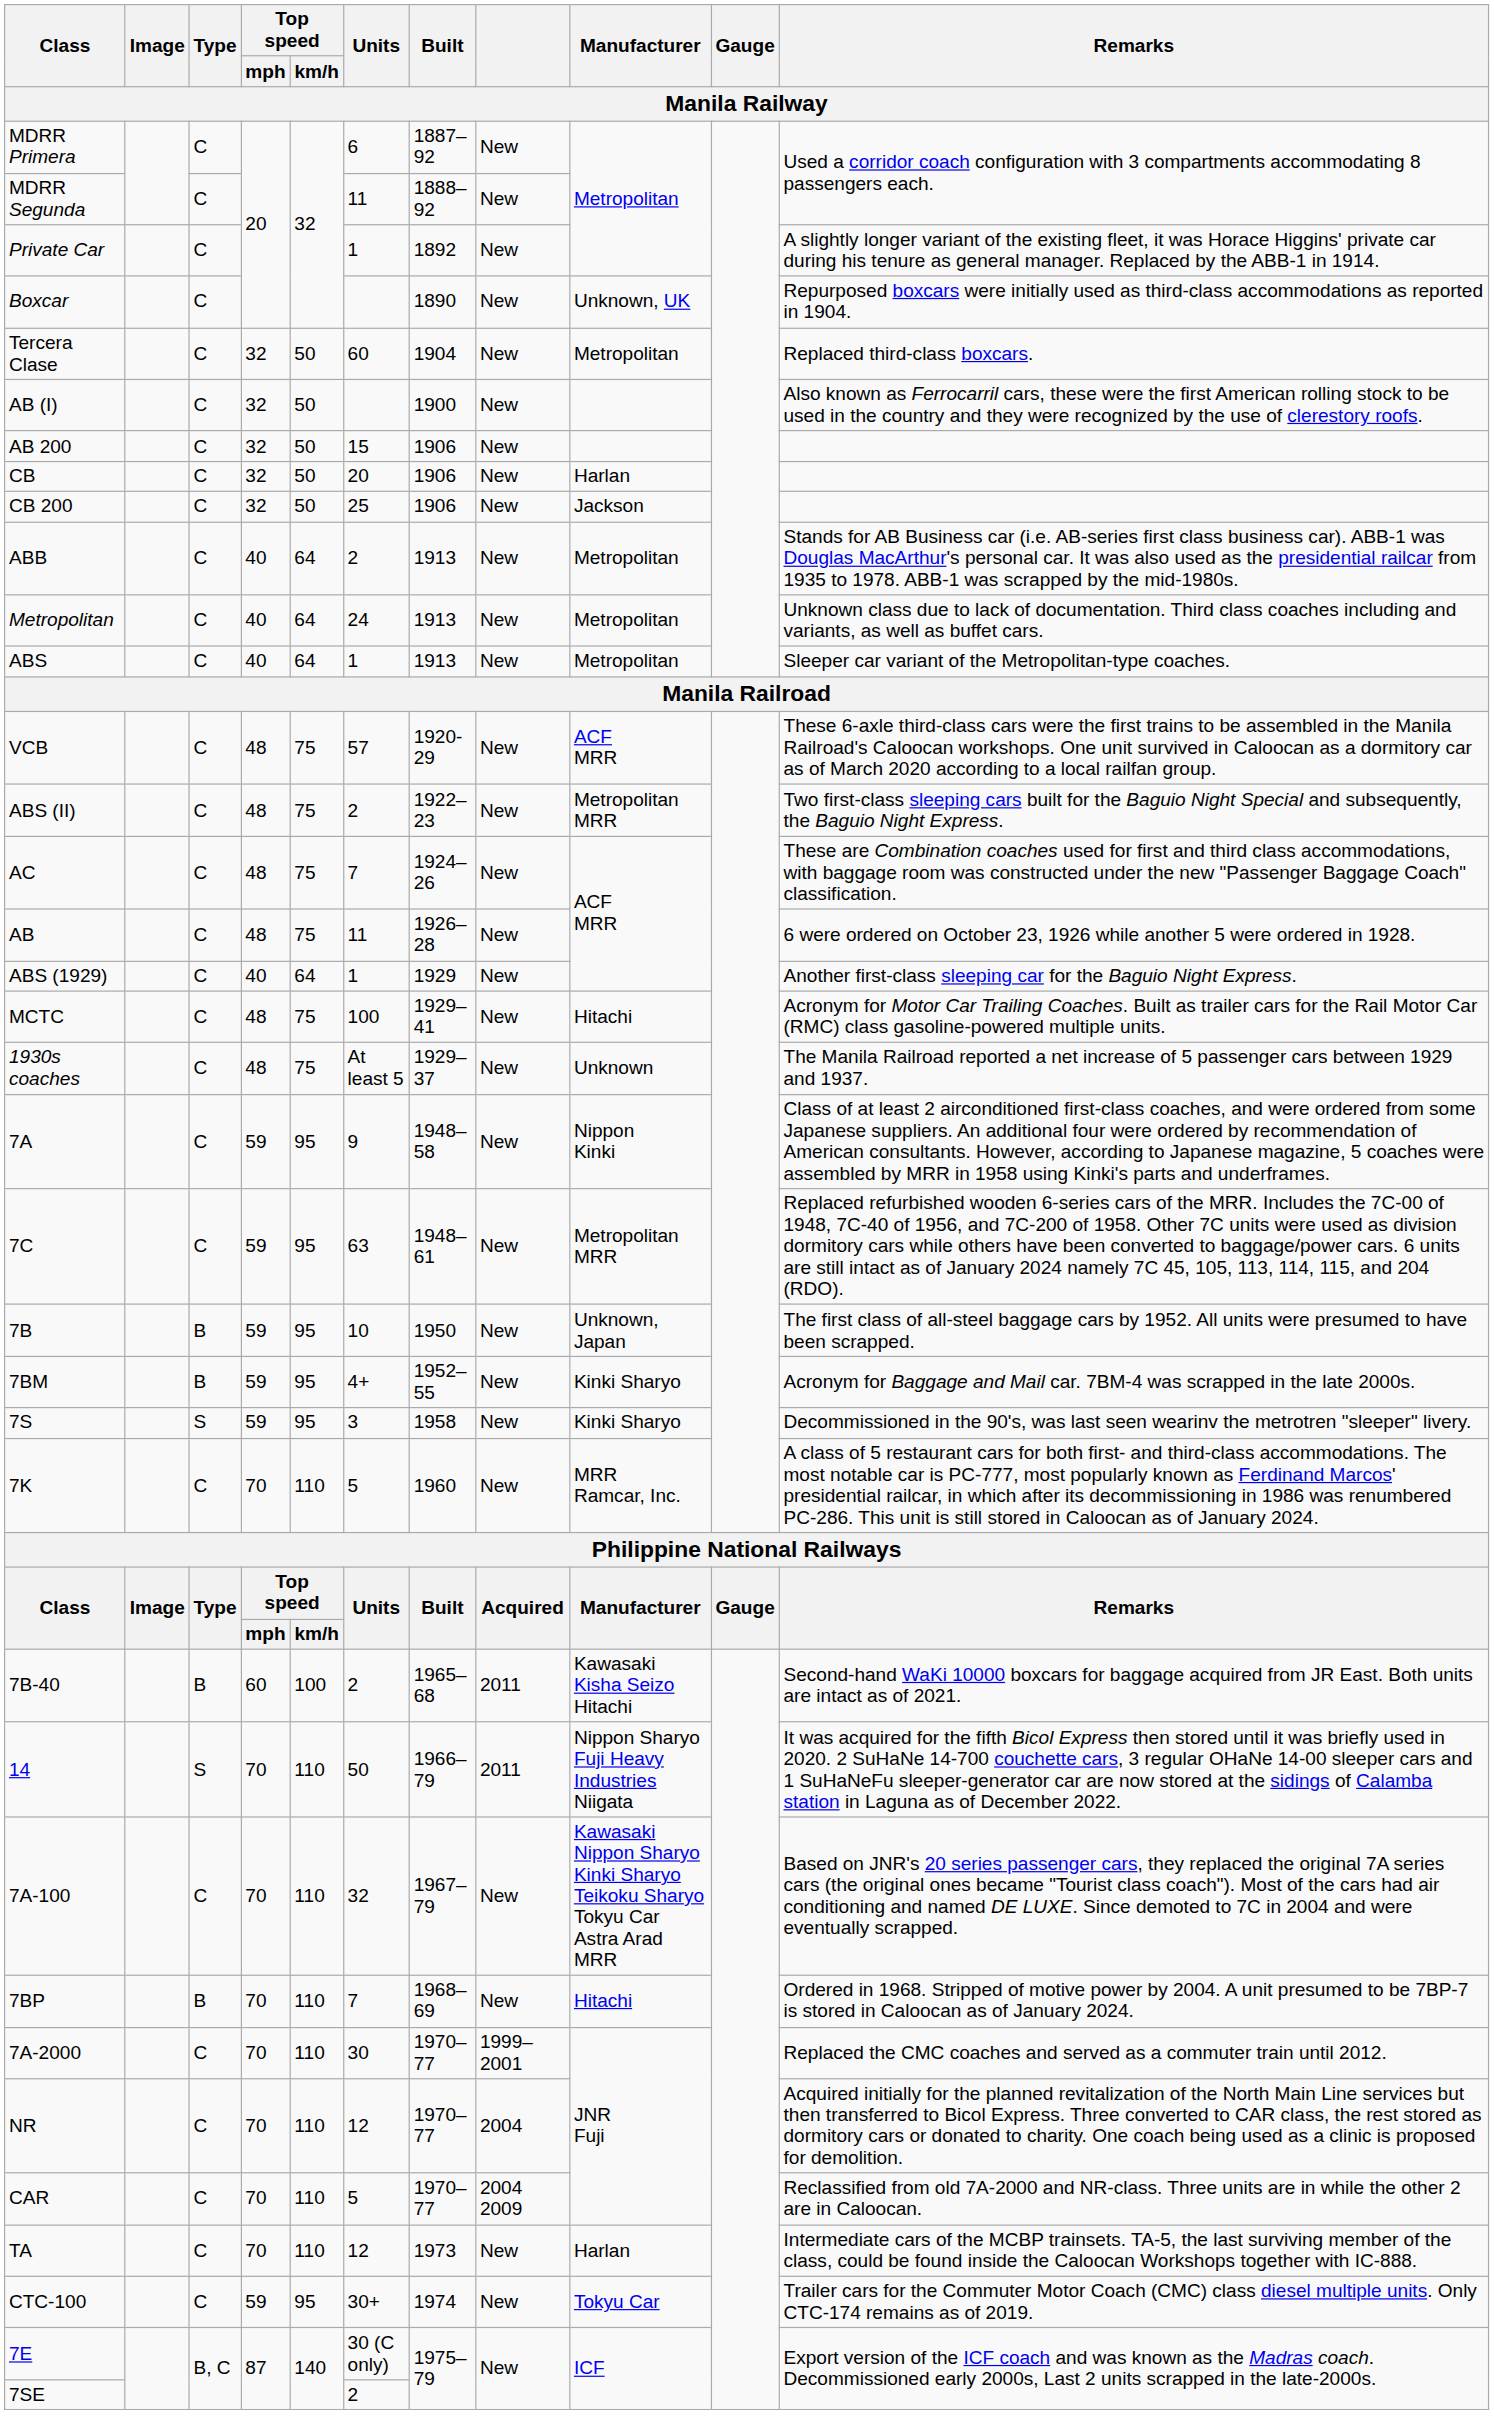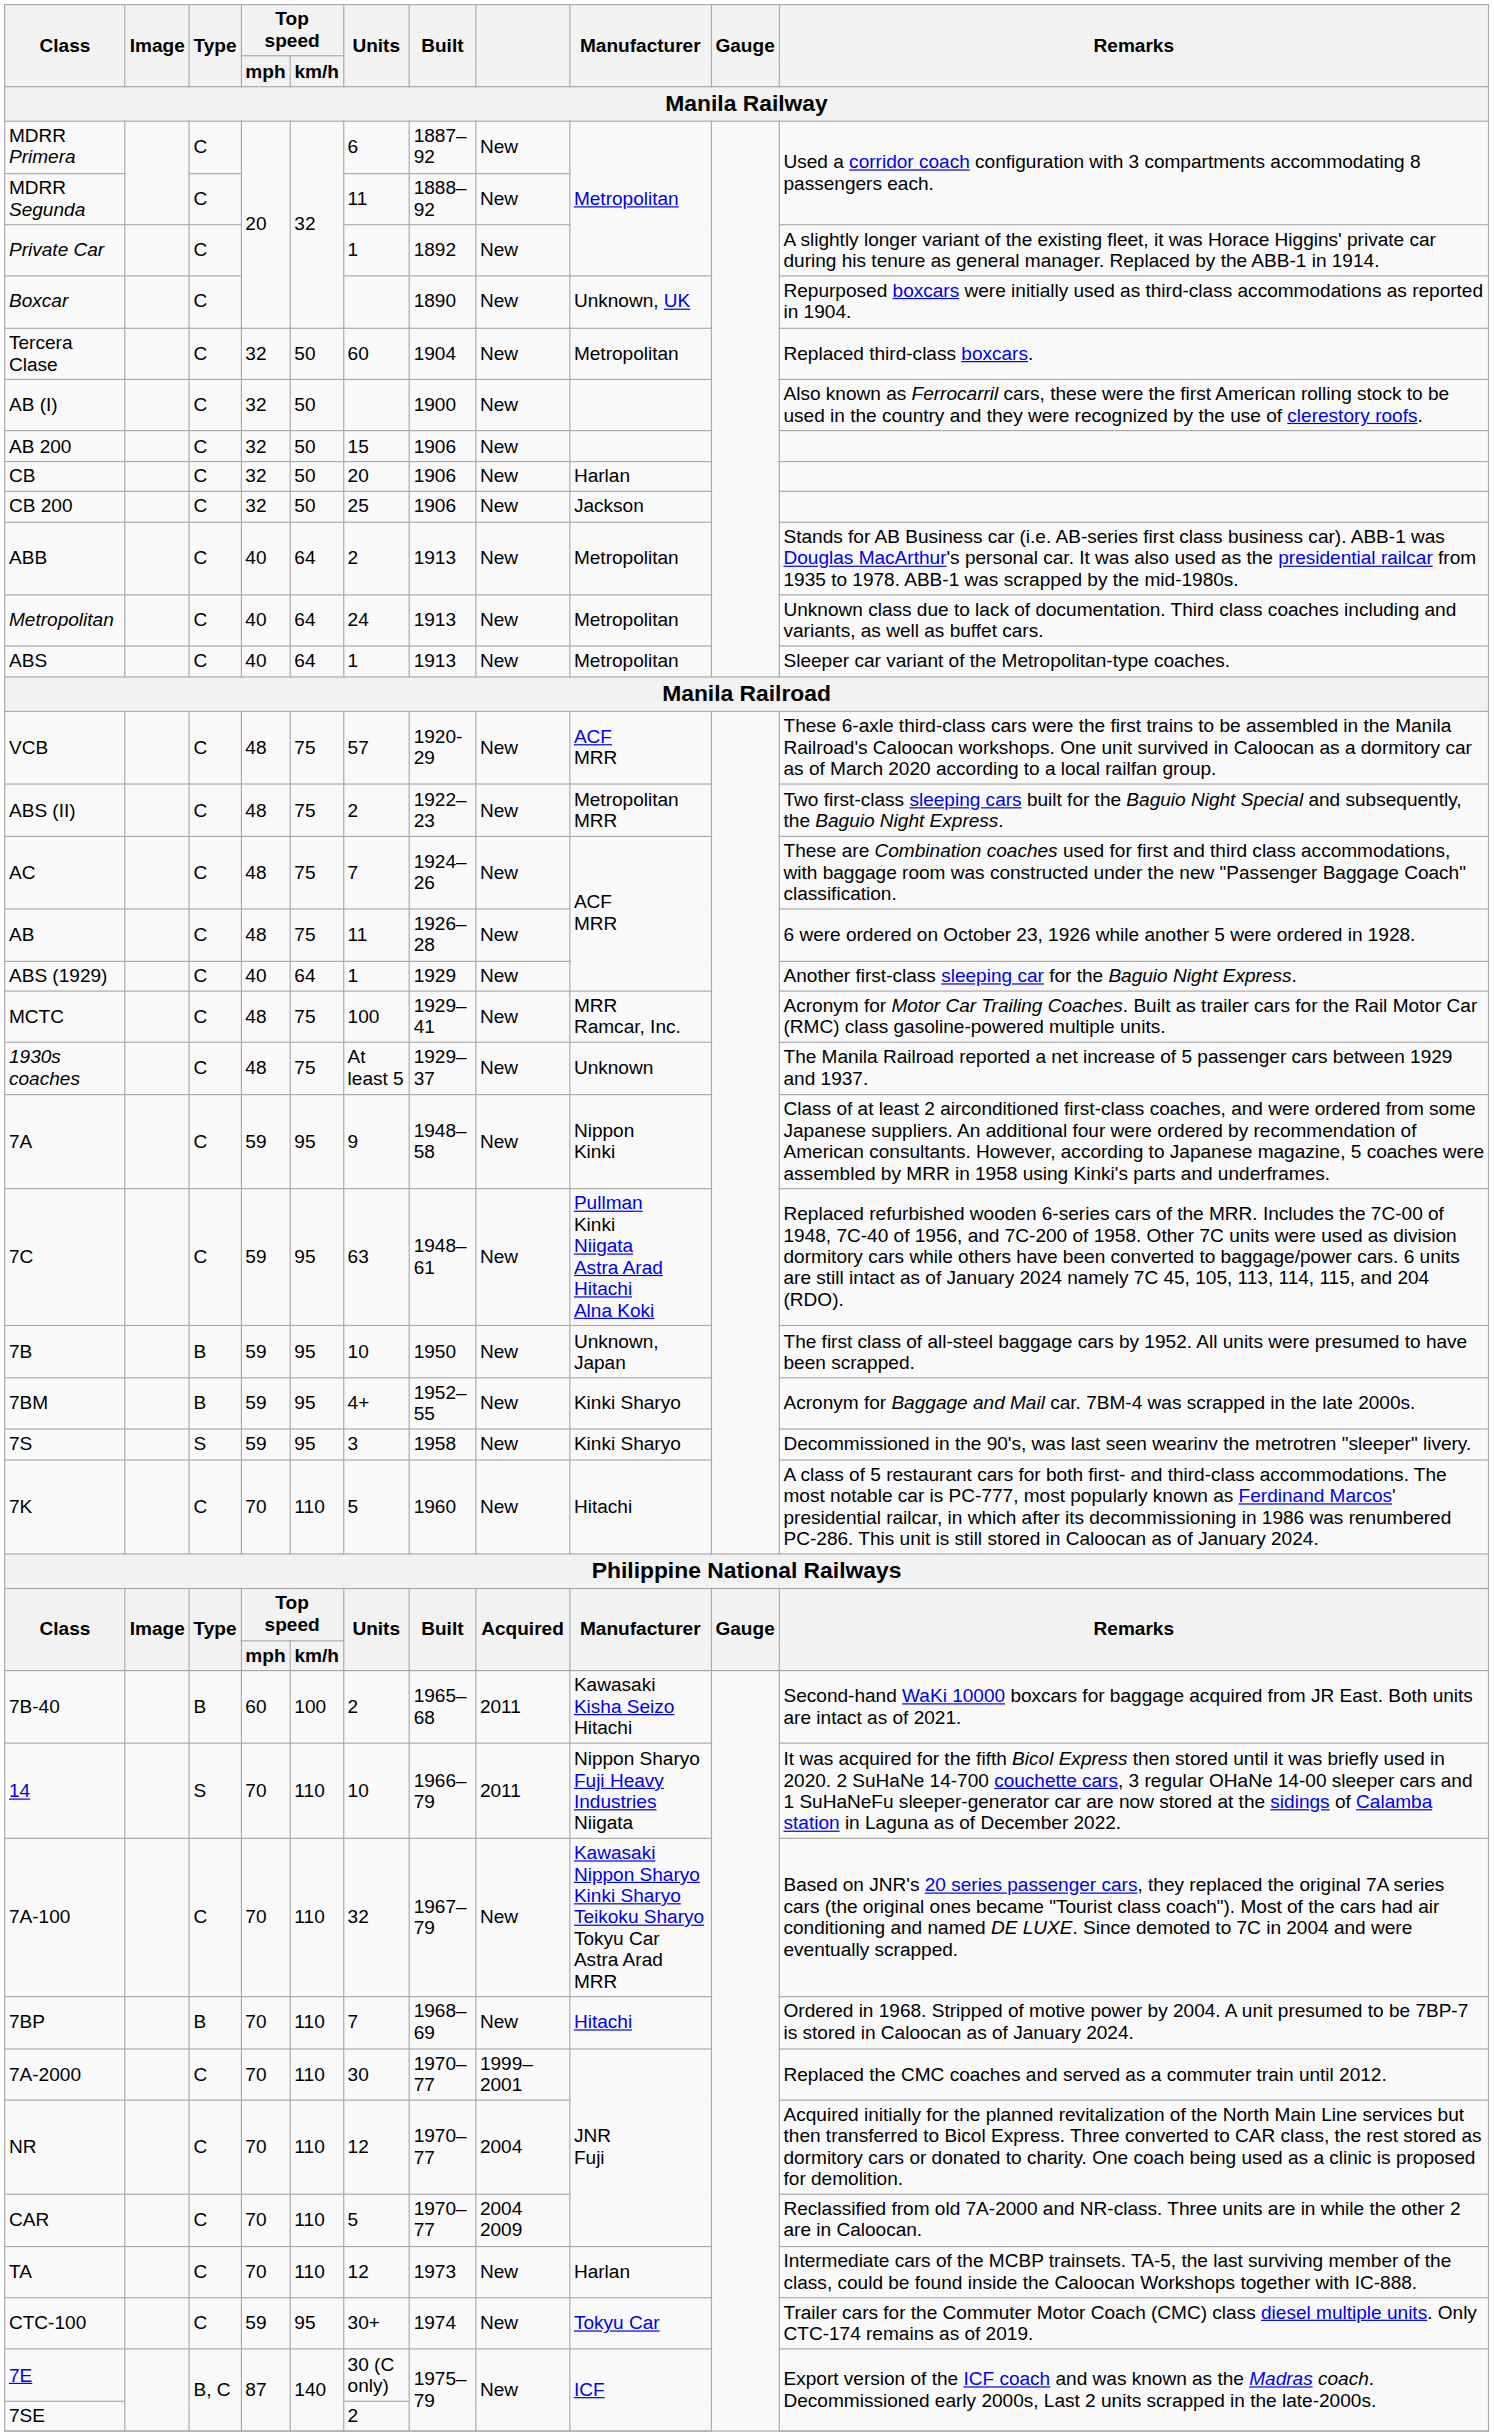(603, 1016) Hitachi -> (627, 1016) MRR Ramcar, Inc.
(626, 1246) Metropolitan MRR -> (618, 1257) Pullman Kinki Niigata Astra Arad Hitachi Alna Koki
(627, 1485) MRR Ramcar, Inc. -> (603, 1506) Hitachi
(358, 1769) 50 -> (358, 1790) 10
